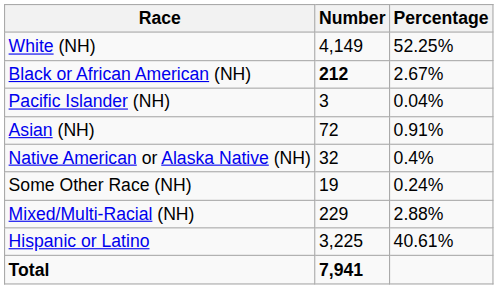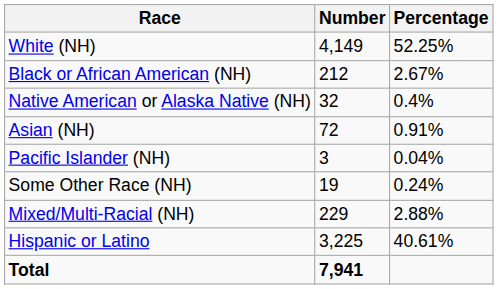(334, 74) bold -> (334, 74) normal
rows swapped: (160, 158) <-> (89, 102)
